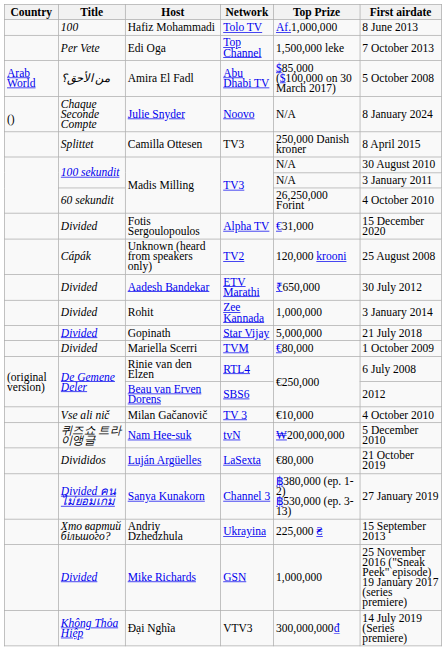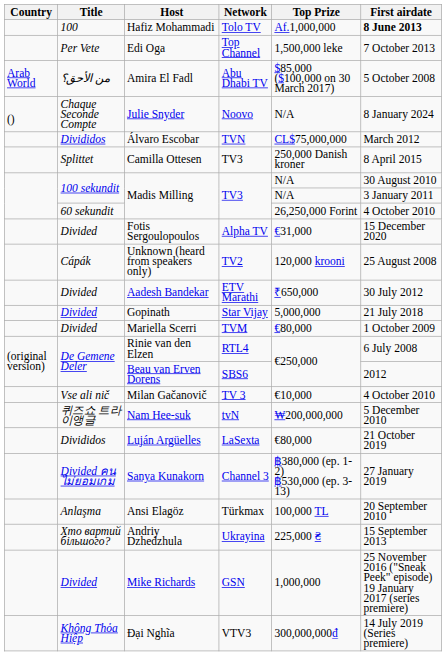(390, 27) normal -> (393, 27) bold
+ row: (83, 139)
- row: (79, 312)
+ row: (81, 511)
